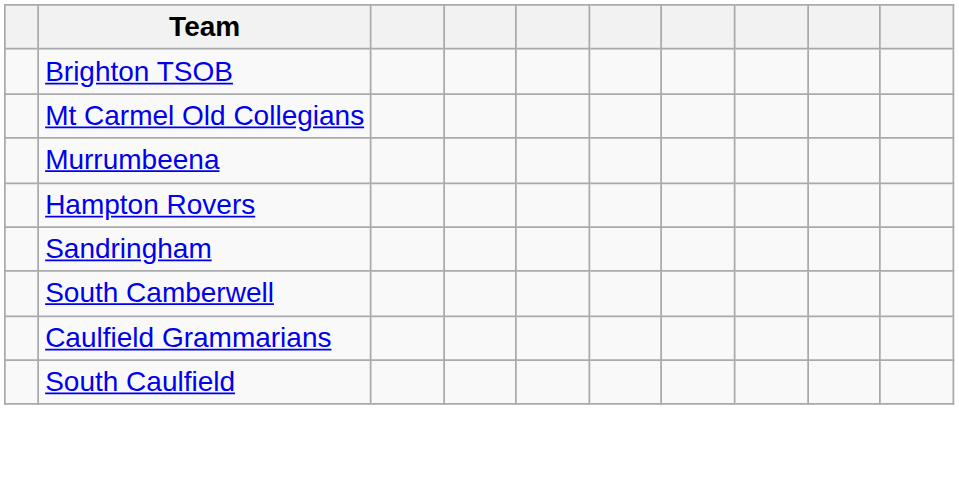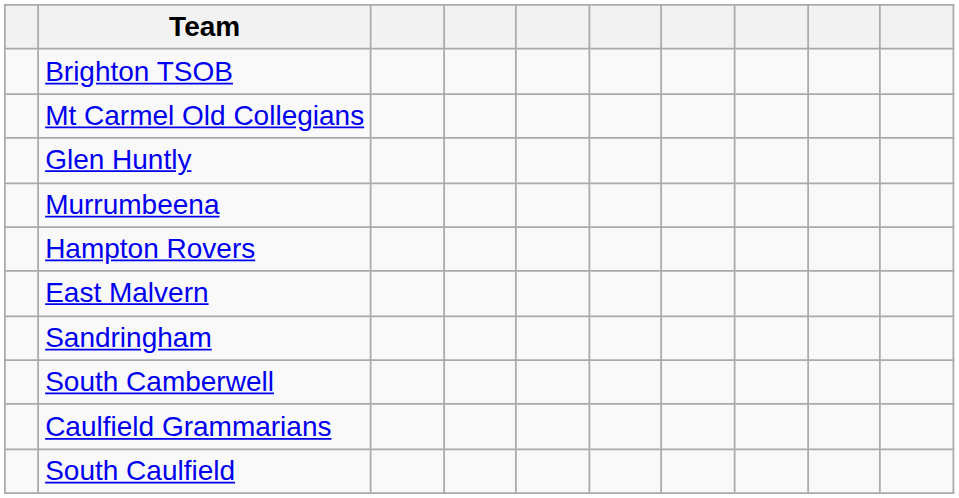+ row: (118, 159)
+ row: (127, 293)
